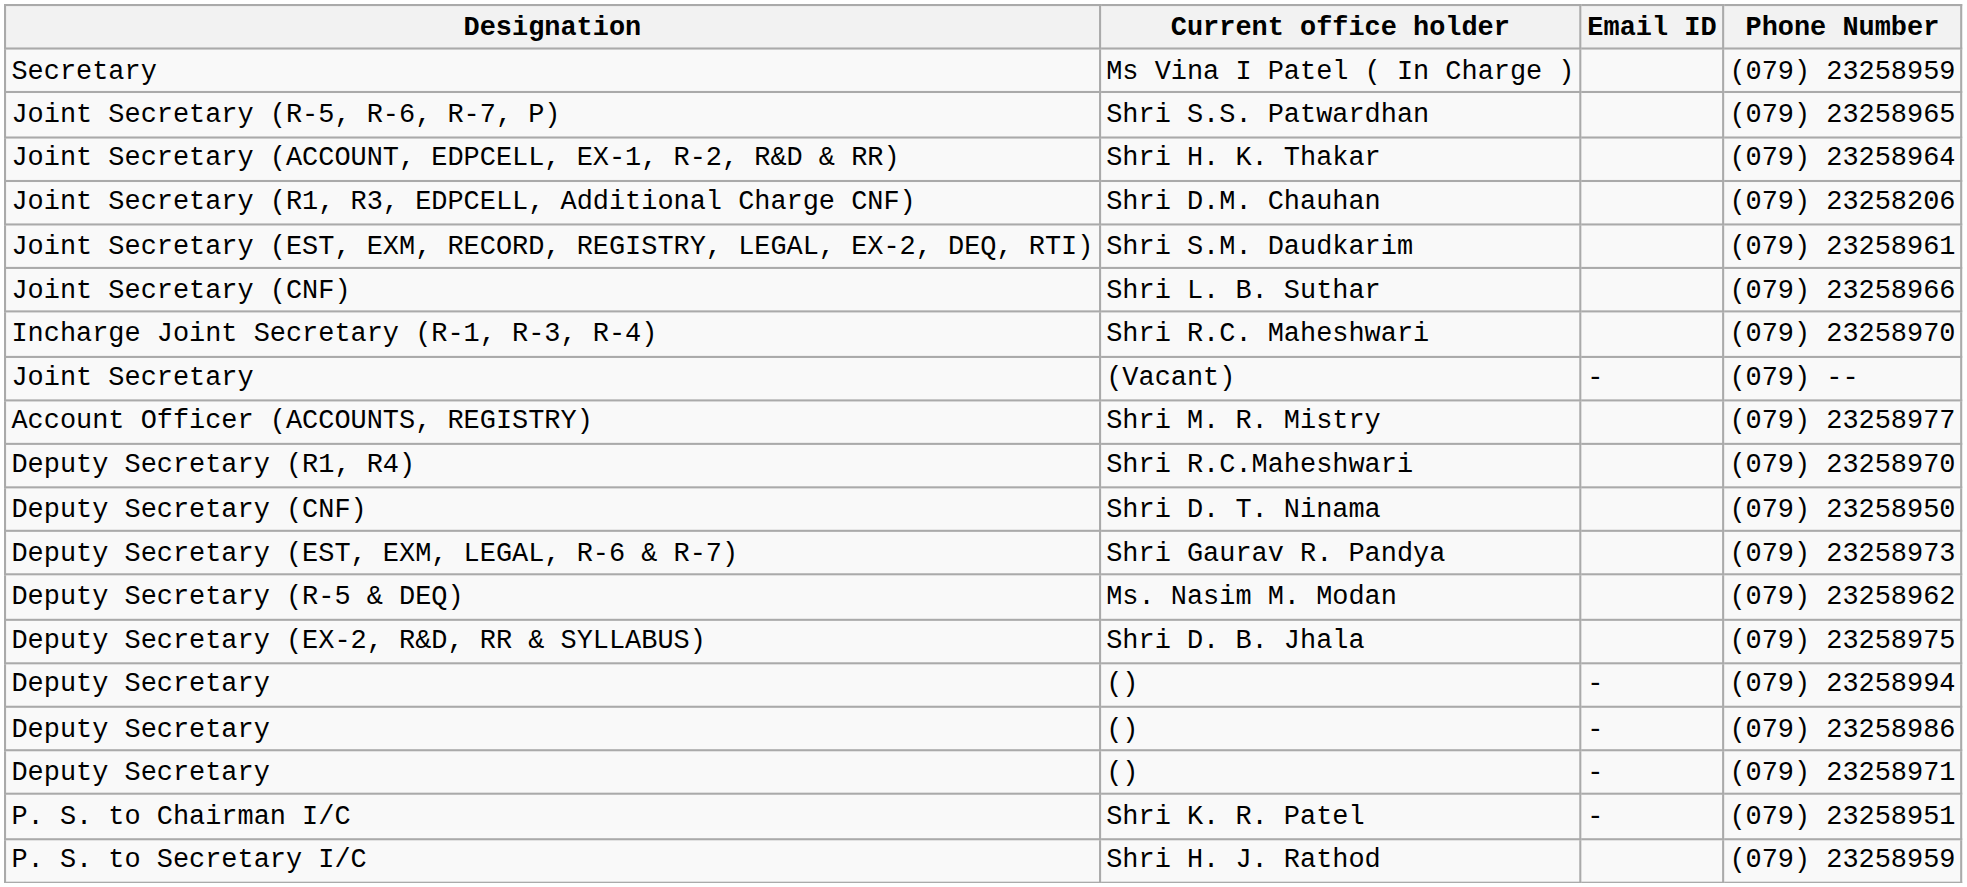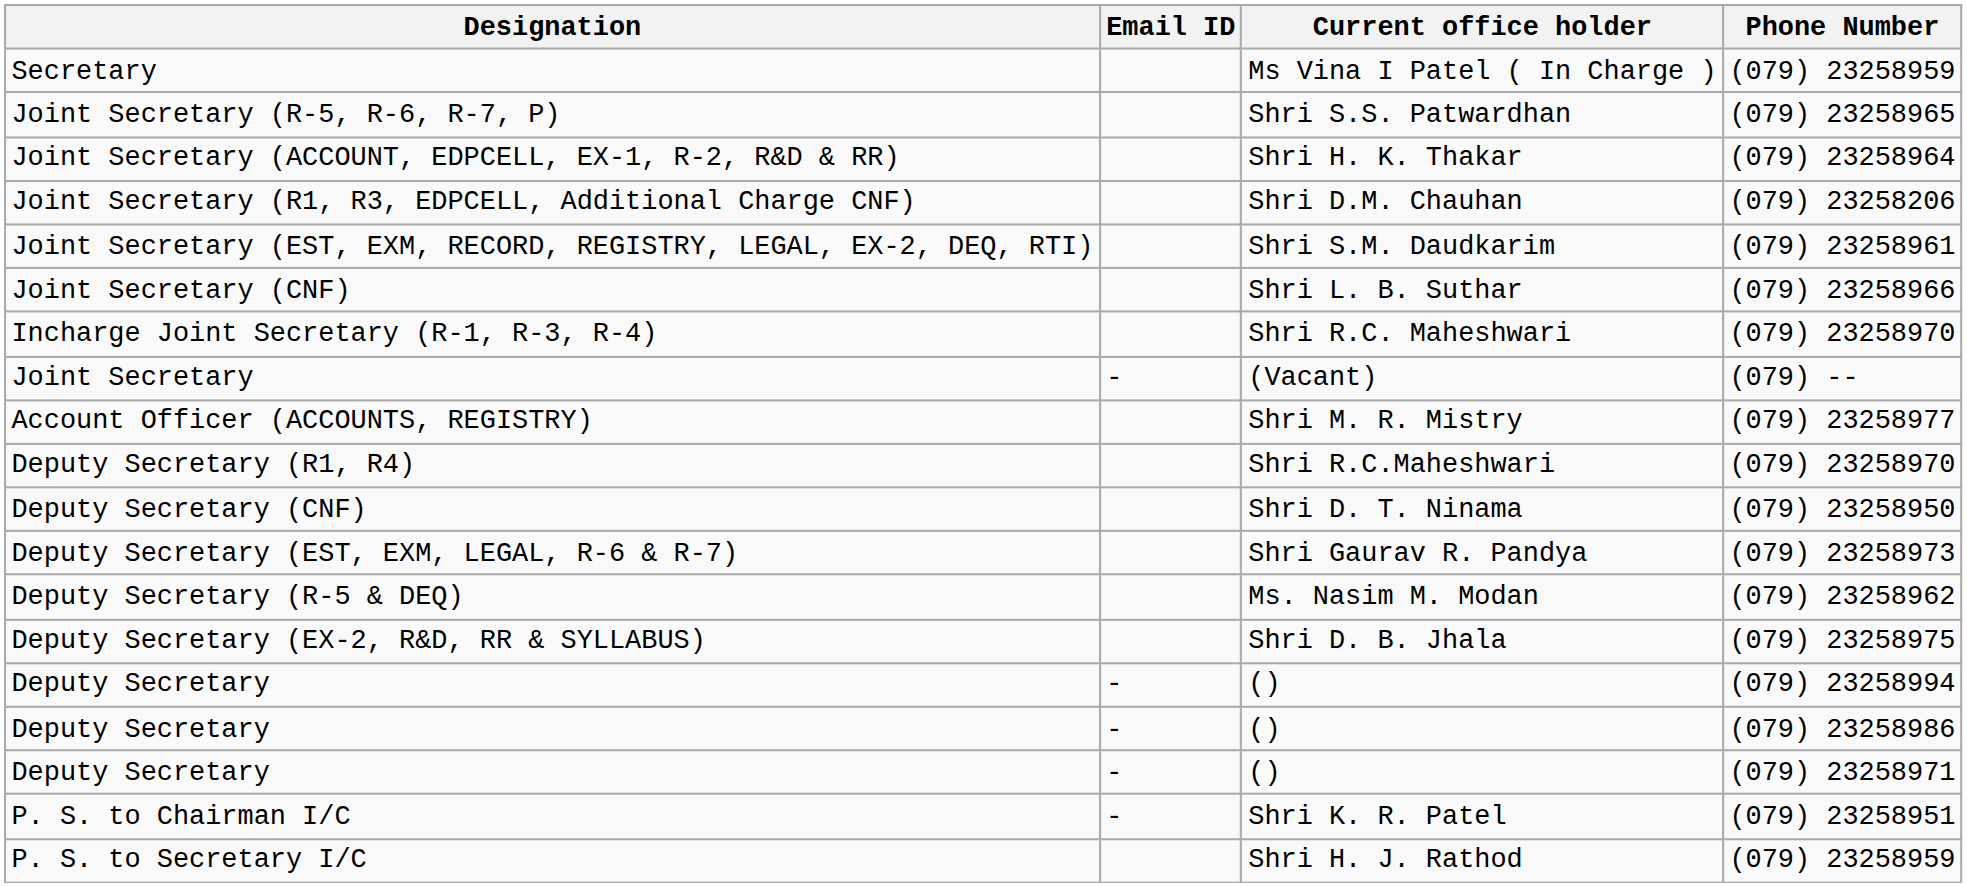columns swapped: (1340, 27) <-> (1652, 27)
